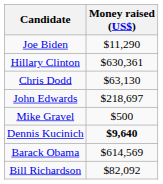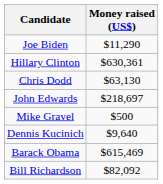(122, 134) bold -> (122, 134) normal
(122, 152) $614,569 -> (122, 152) $615,469
